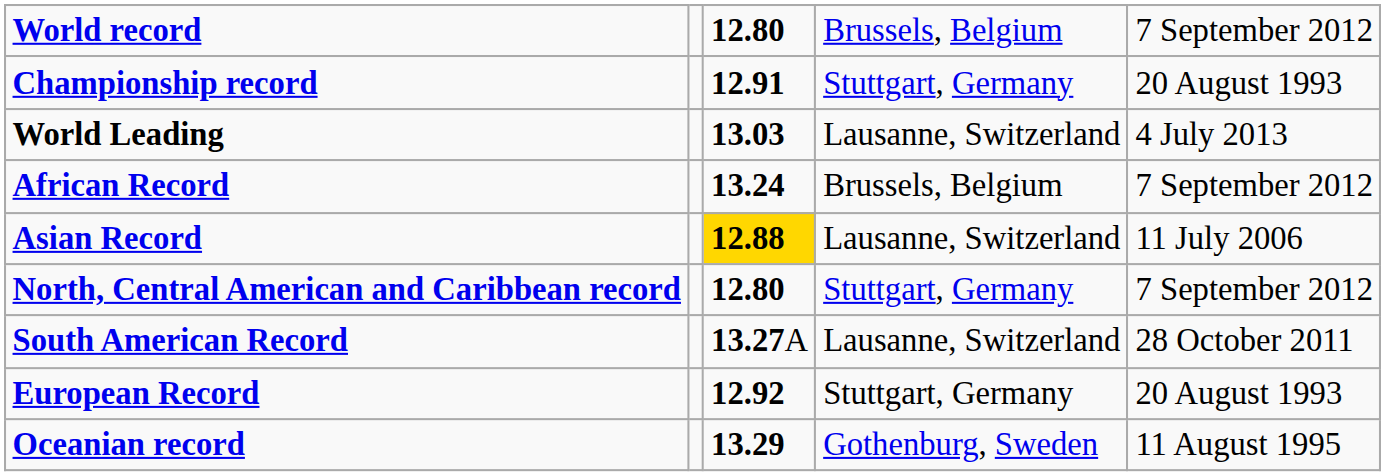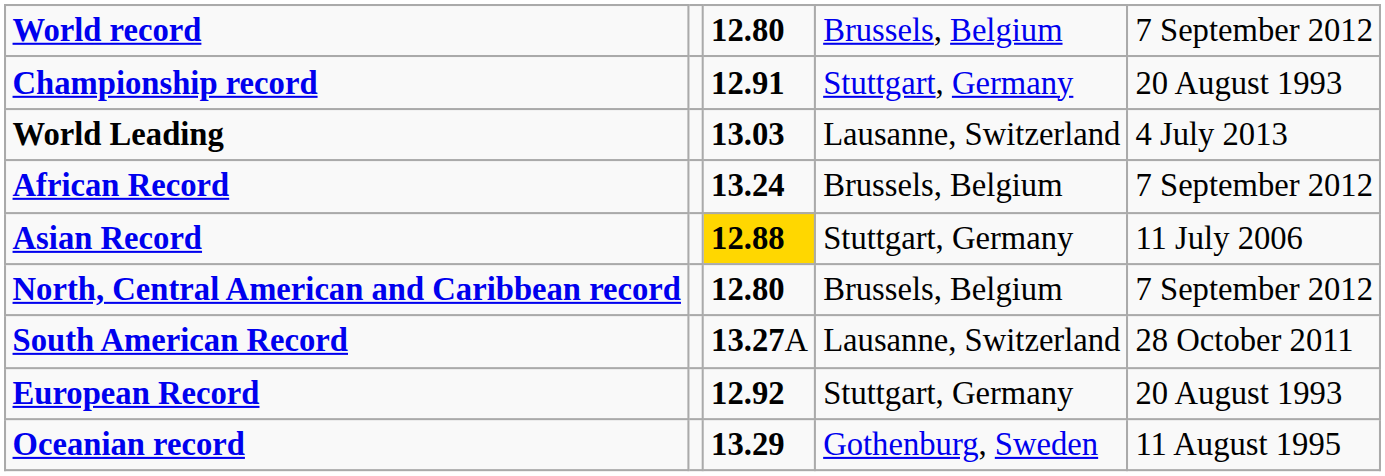(972, 237) Lausanne, Switzerland -> (948, 237) Stuttgart, Germany
(948, 289) Stuttgart, Germany -> (943, 289) Brussels, Belgium
